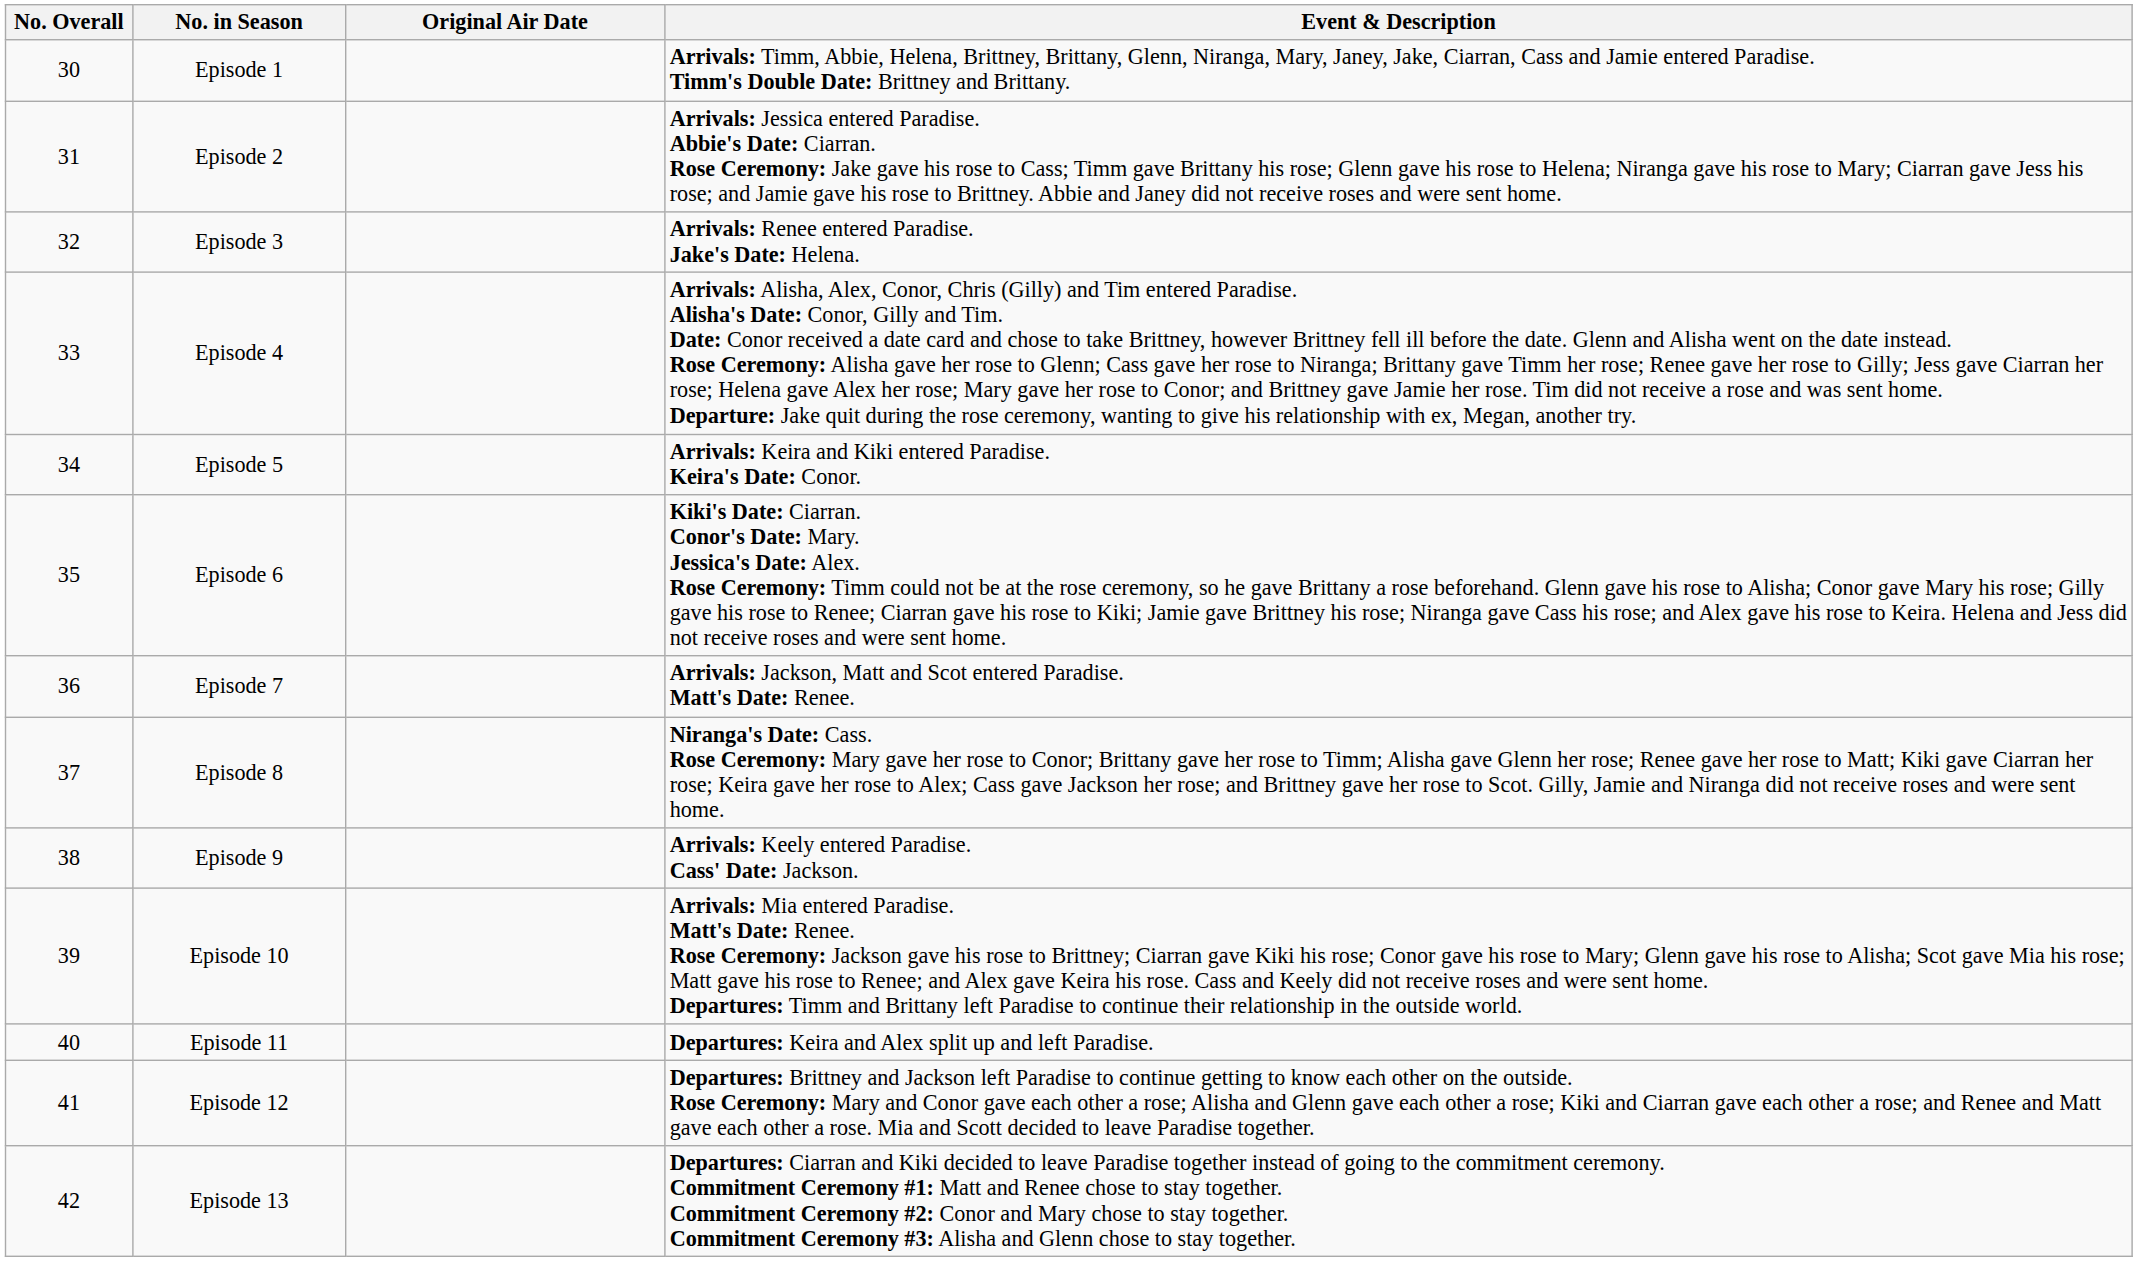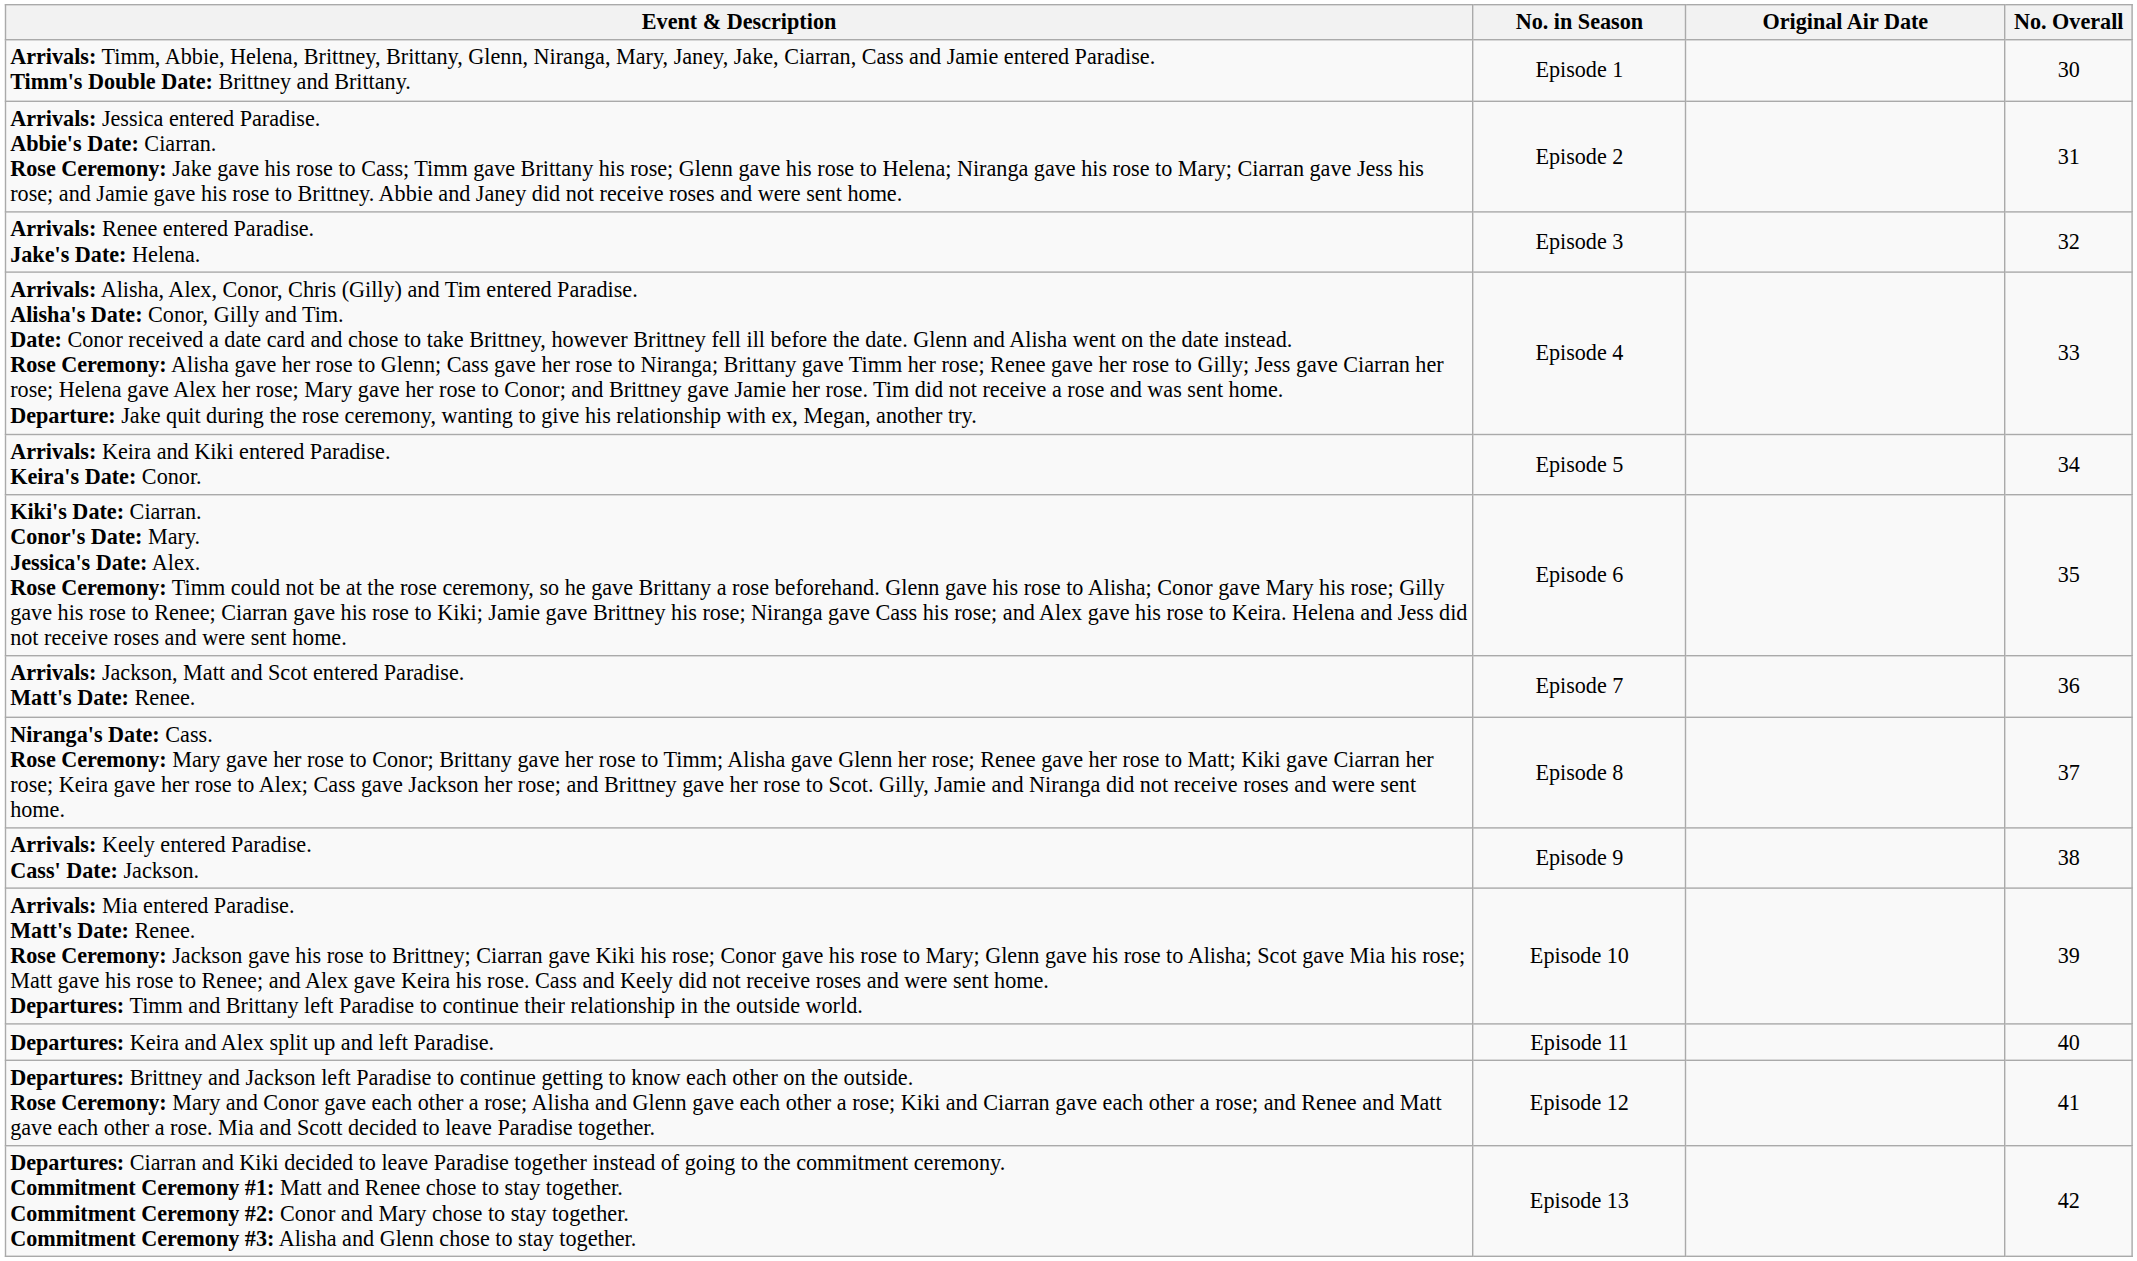columns swapped: (69, 22) <-> (1399, 22)
